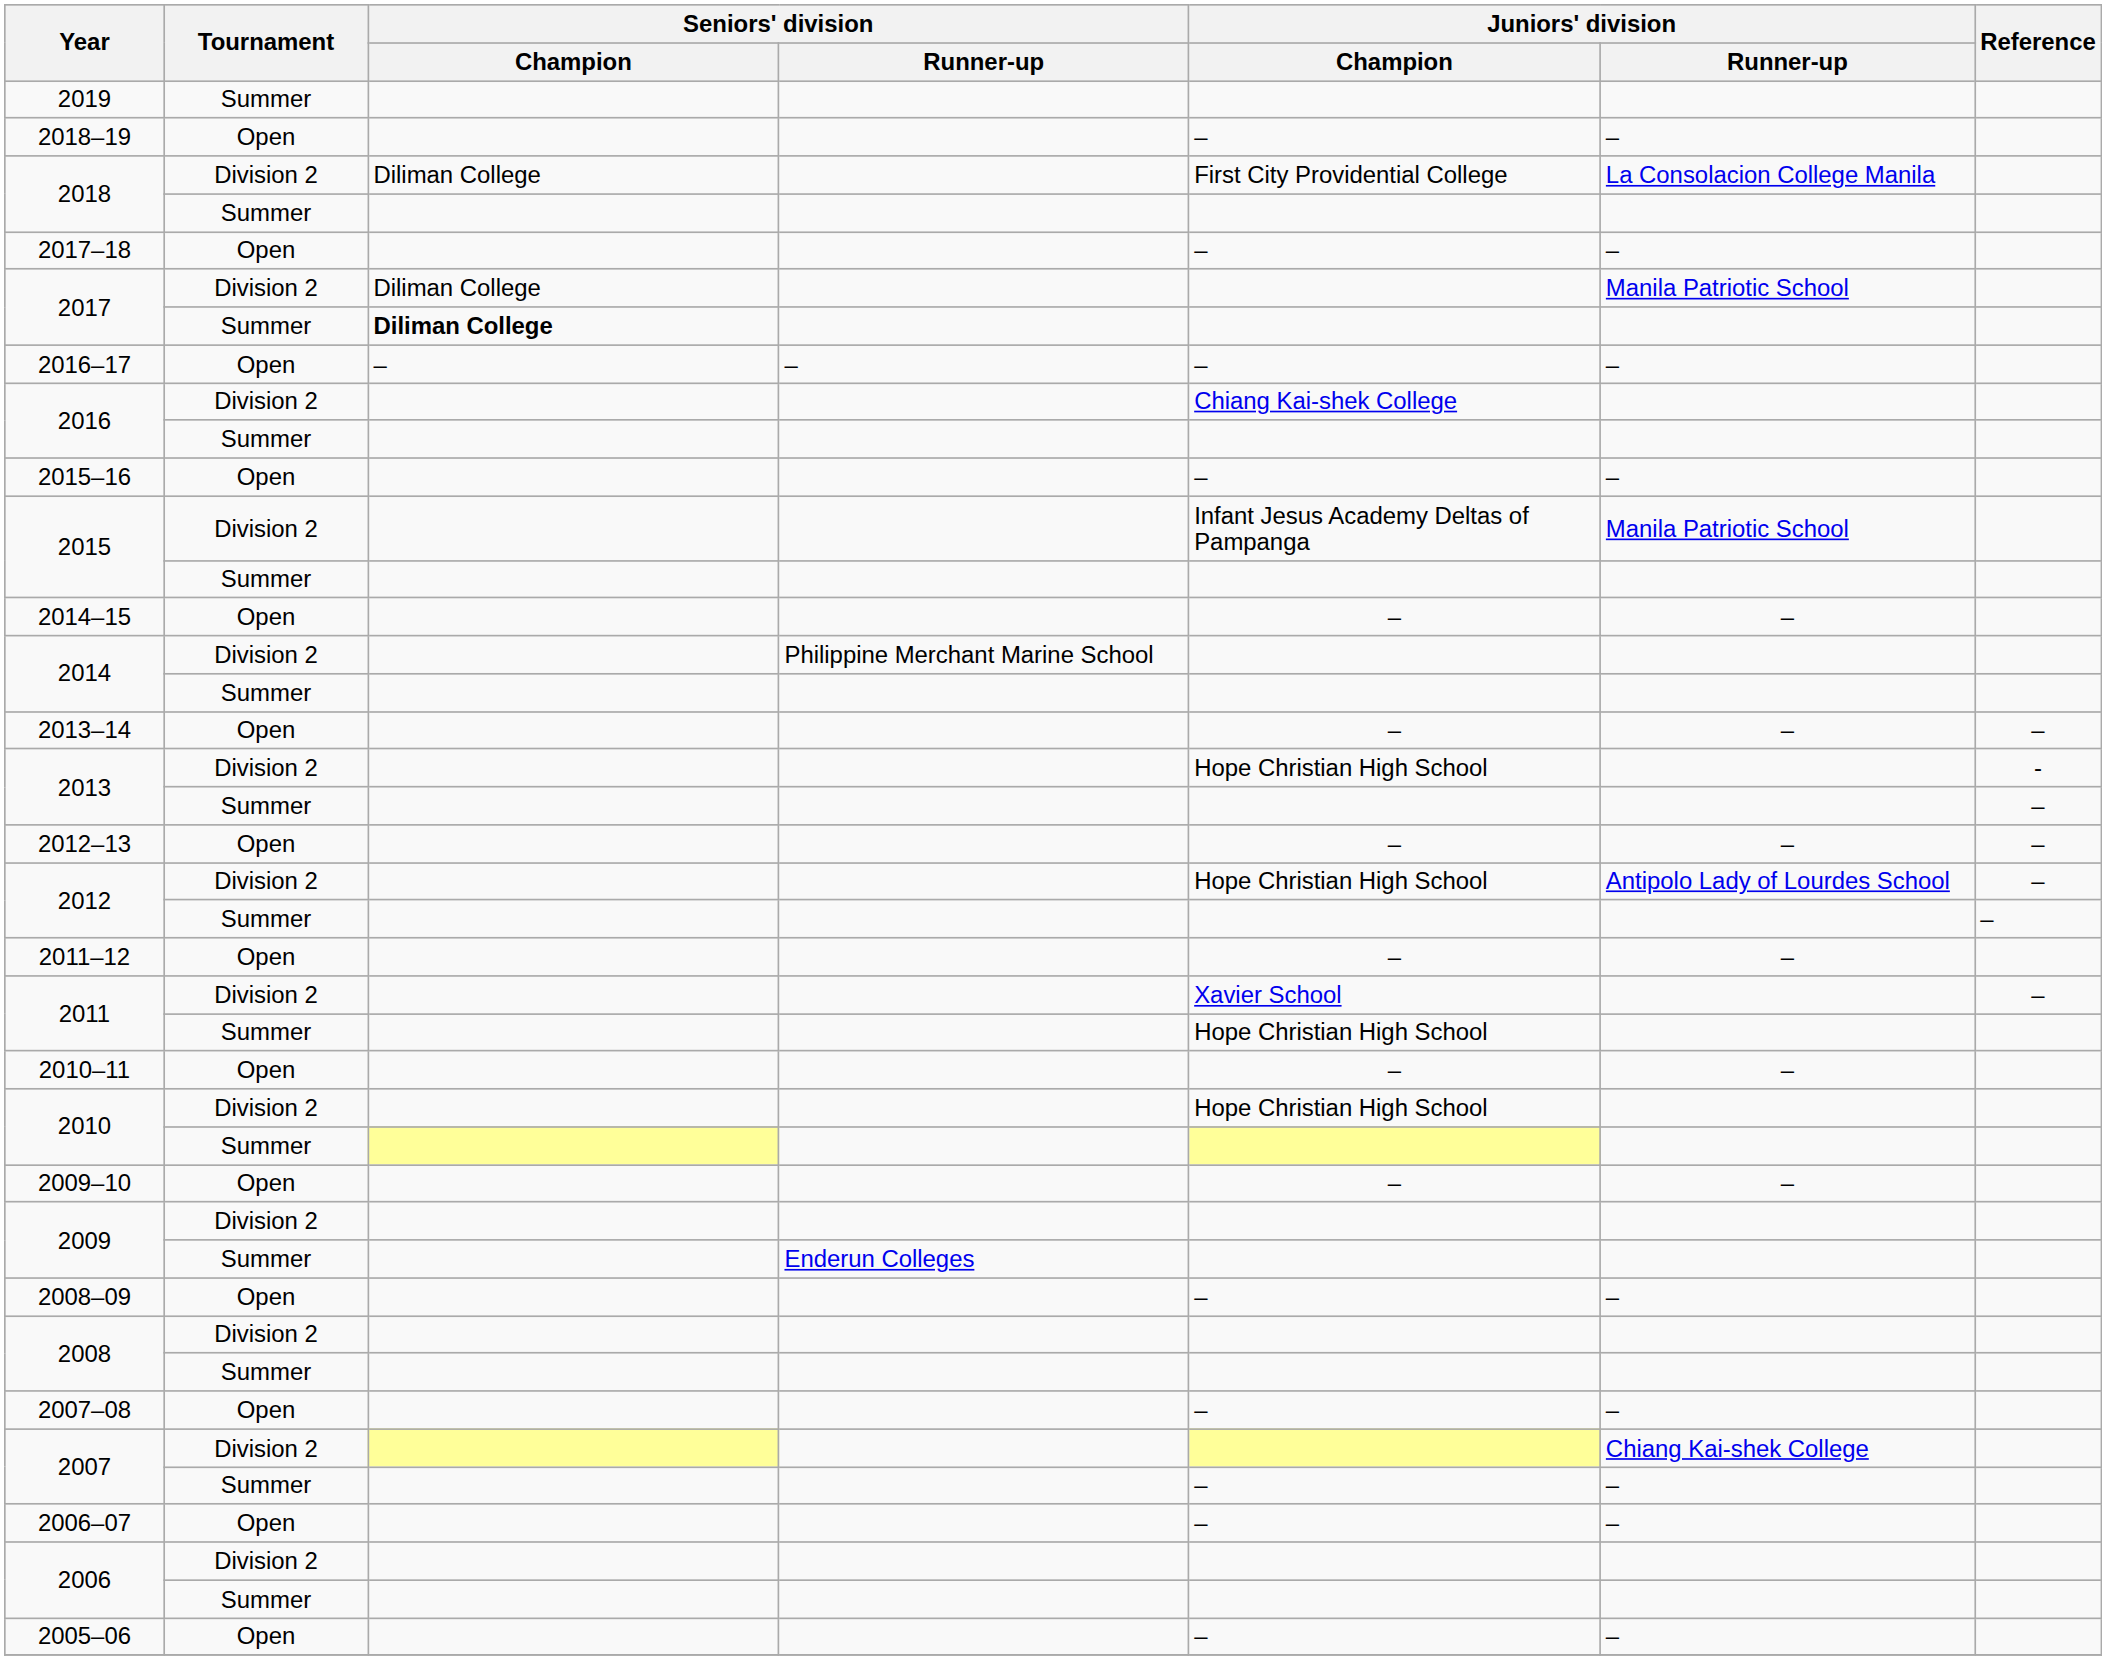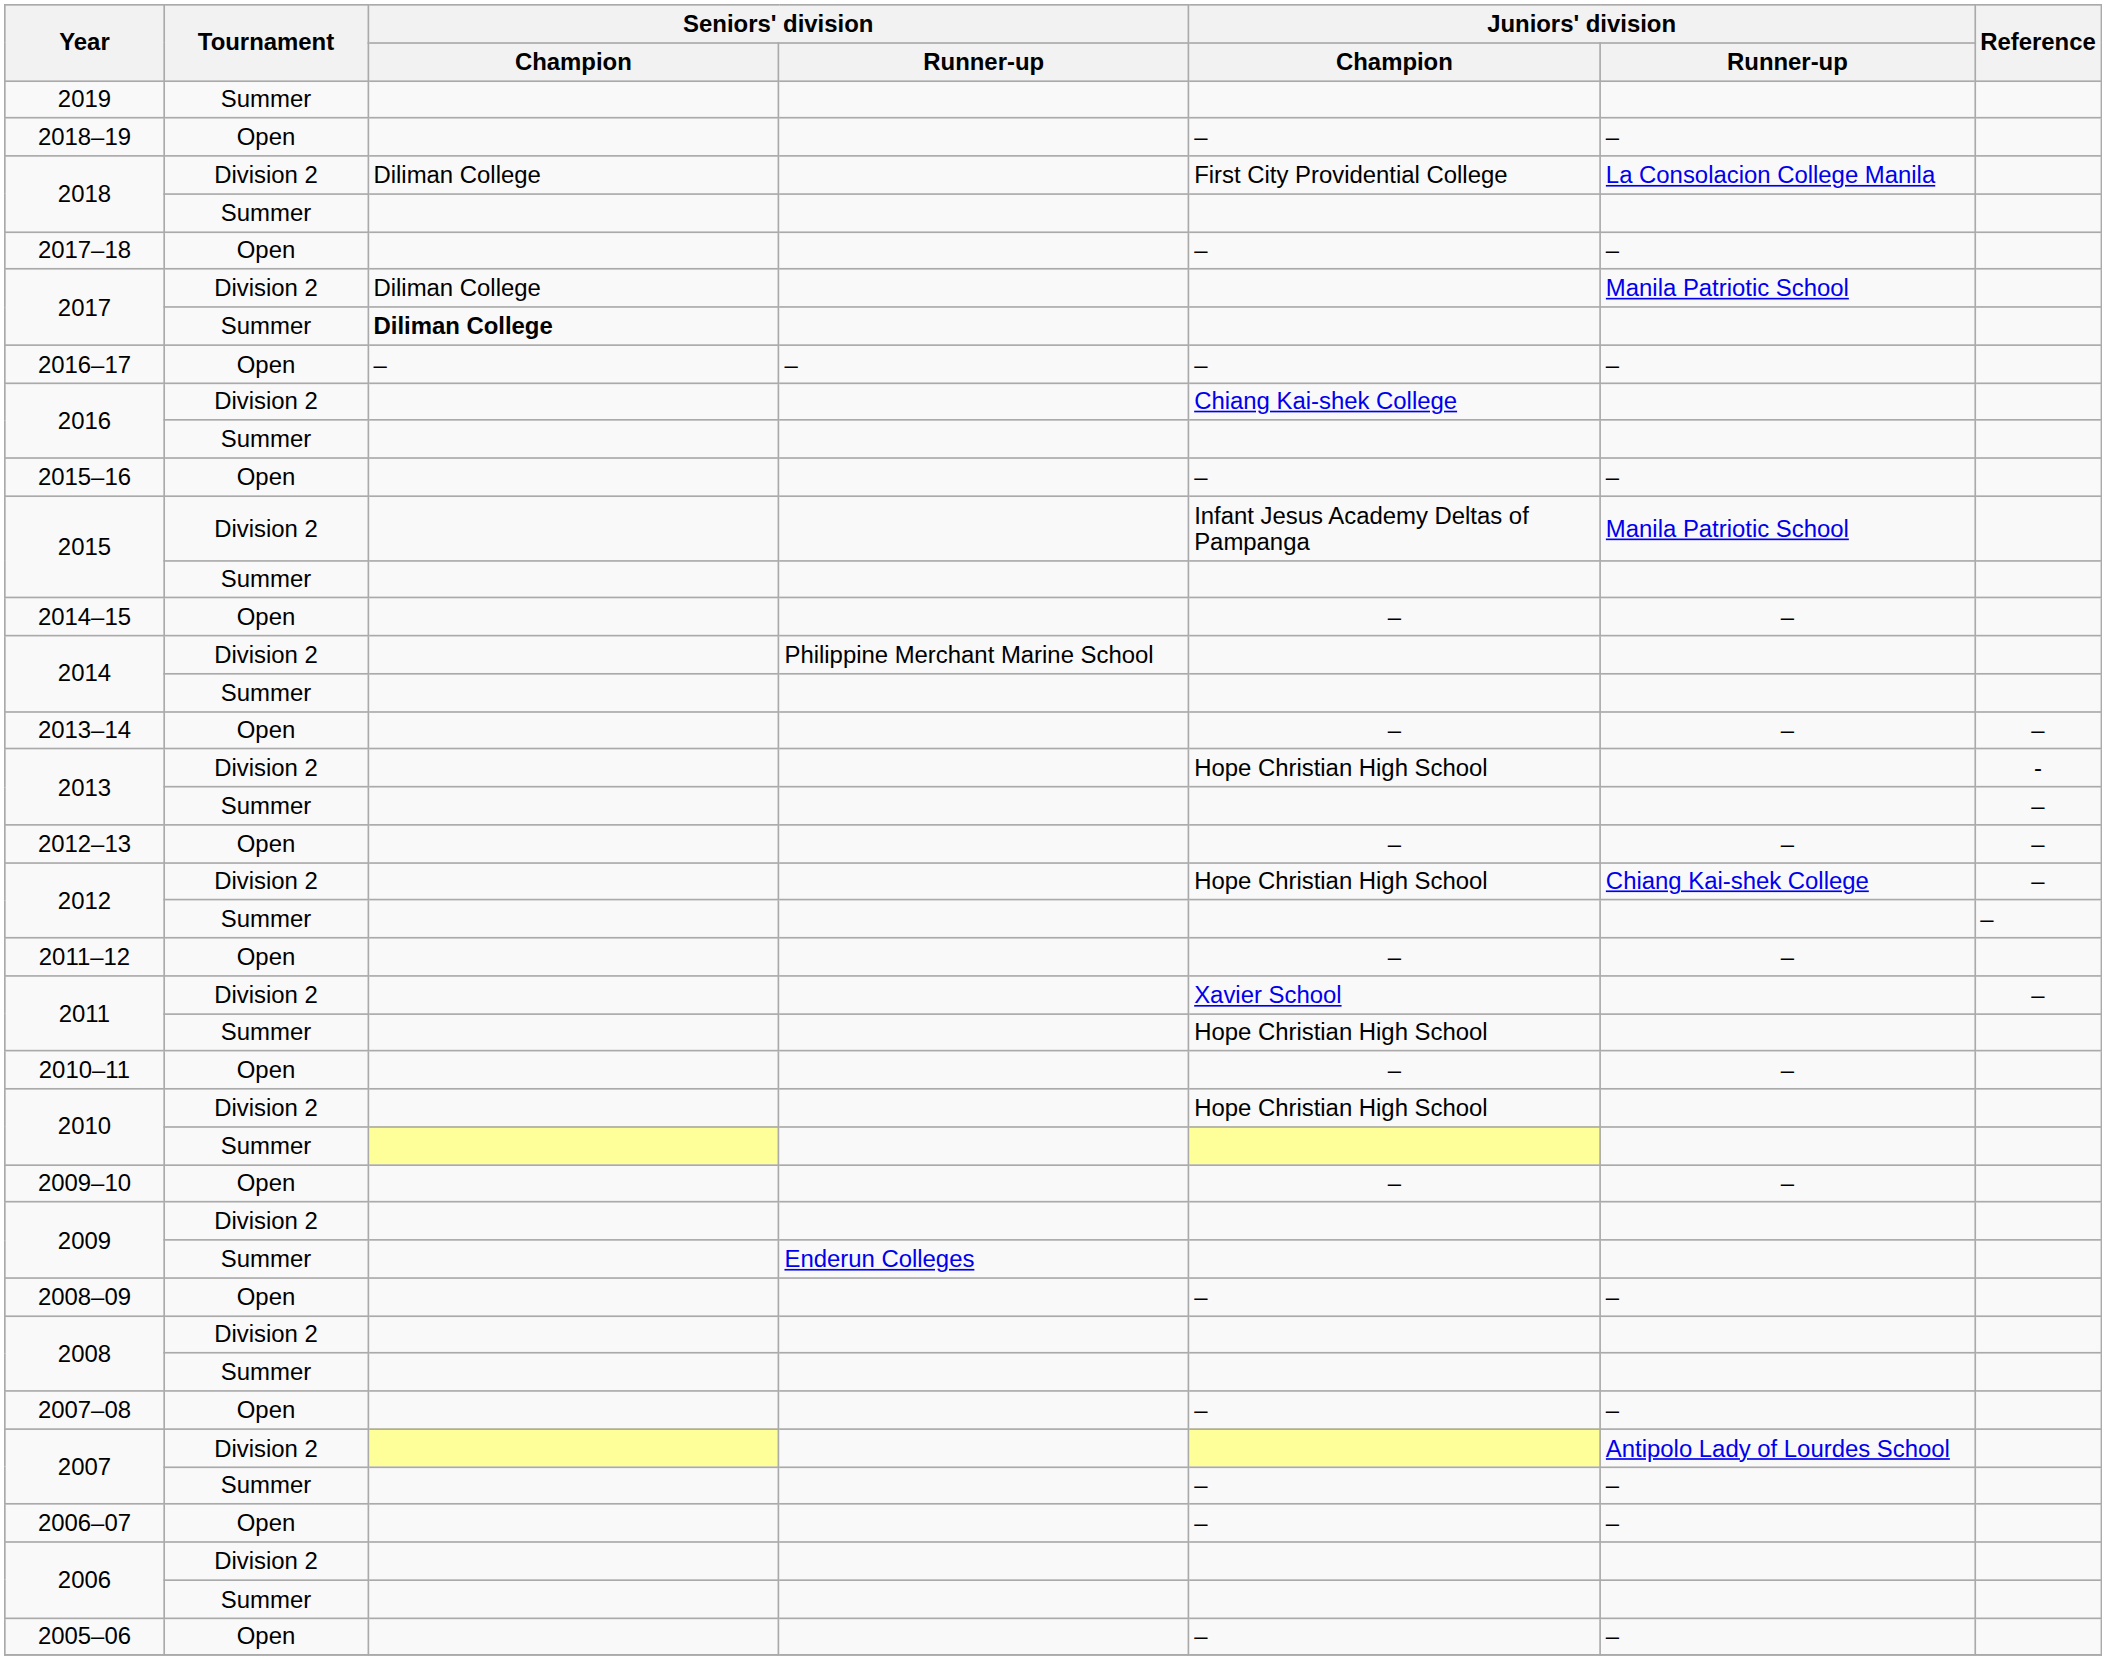(1778, 881) Antipolo Lady of Lourdes School -> (1737, 881) Chiang Kai-shek College
(1737, 1448) Chiang Kai-shek College -> (1778, 1448) Antipolo Lady of Lourdes School
